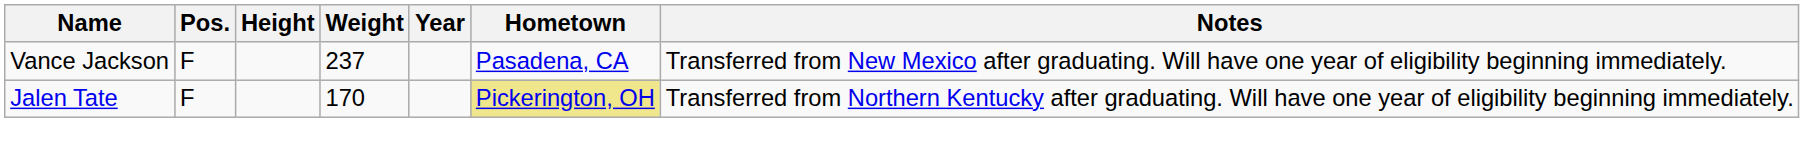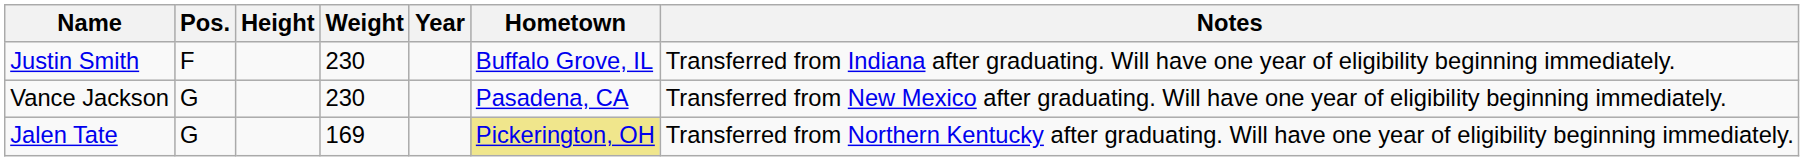+ row: (75, 60)
(187, 60) F -> (189, 98) G
(345, 60) 237 -> (345, 98) 230
(187, 98) F -> (189, 135) G
(345, 98) 170 -> (345, 135) 169
